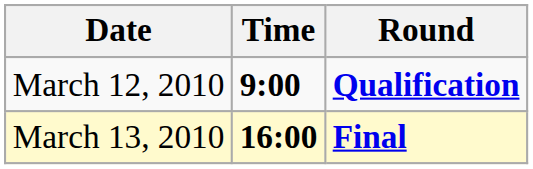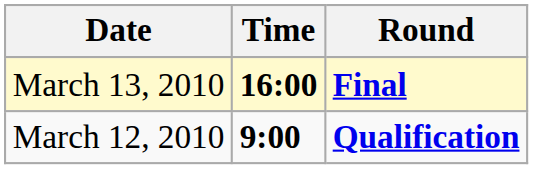rows swapped: (119, 83) <-> (119, 136)
